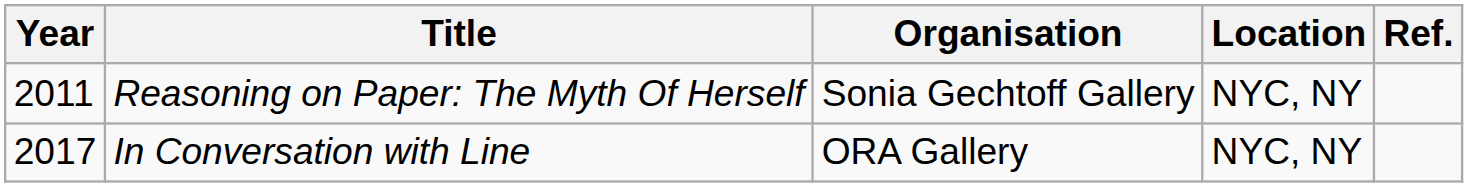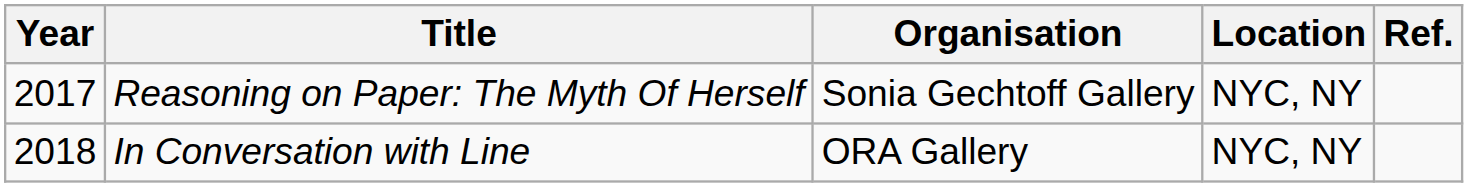(54, 92) 2011 -> (55, 92) 2017
(55, 151) 2017 -> (55, 151) 2018
